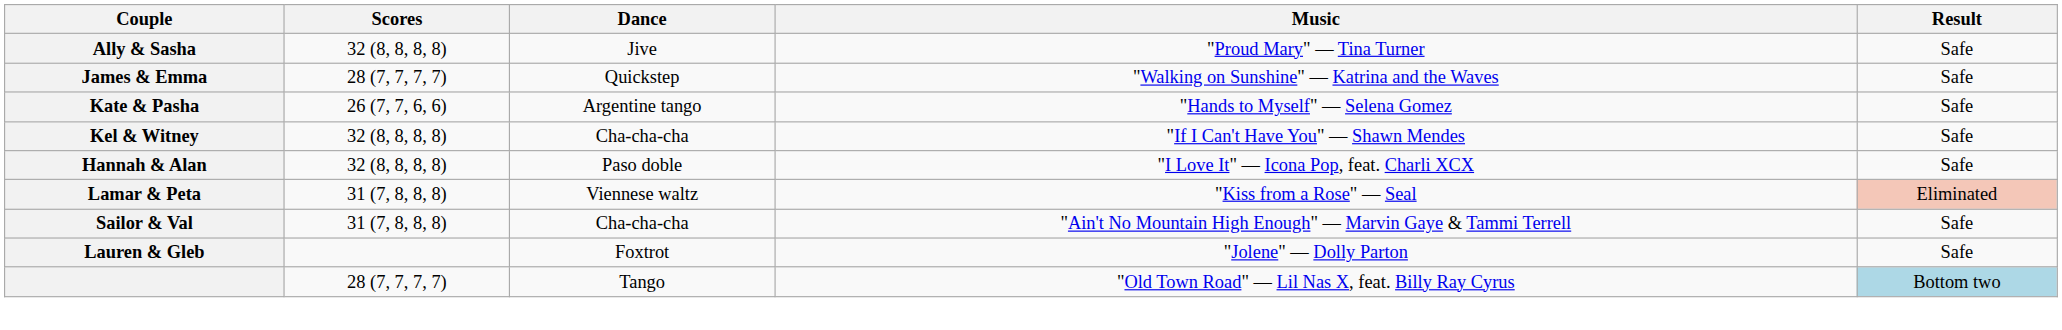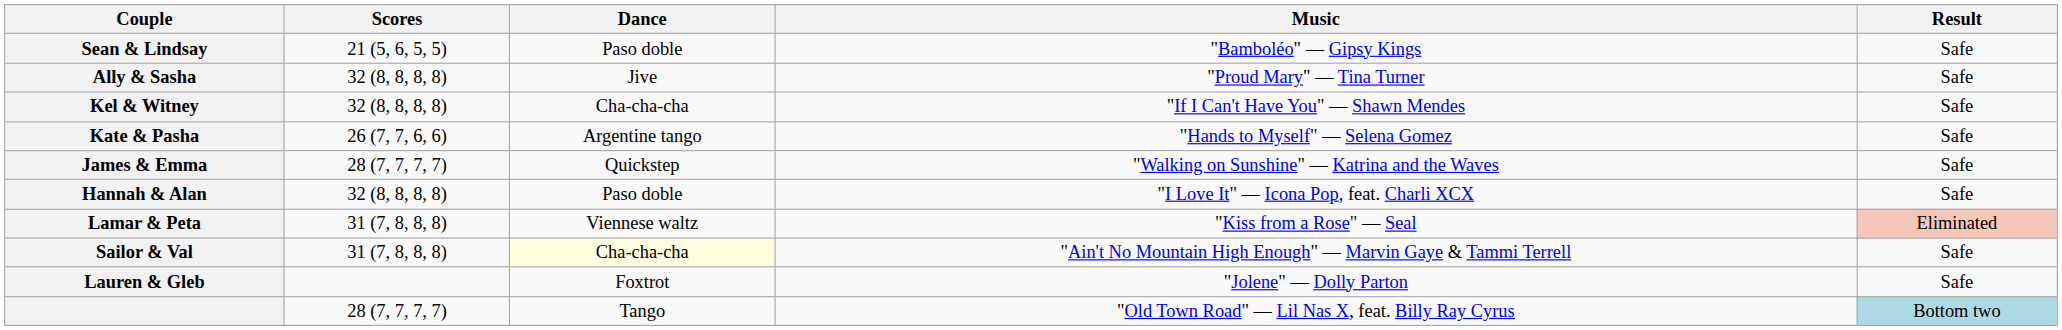+ row: (144, 48)
rows swapped: (144, 135) <-> (144, 77)
(642, 223) no background -> (642, 252) lightyellow background
